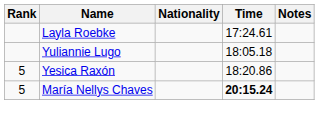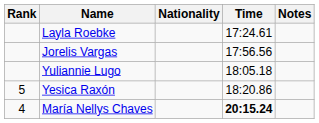+ row: (80, 52)
(22, 90) 5 -> (22, 109) 4
